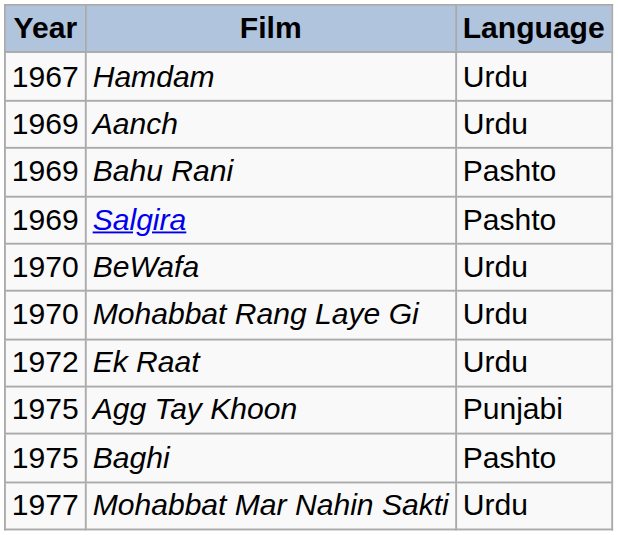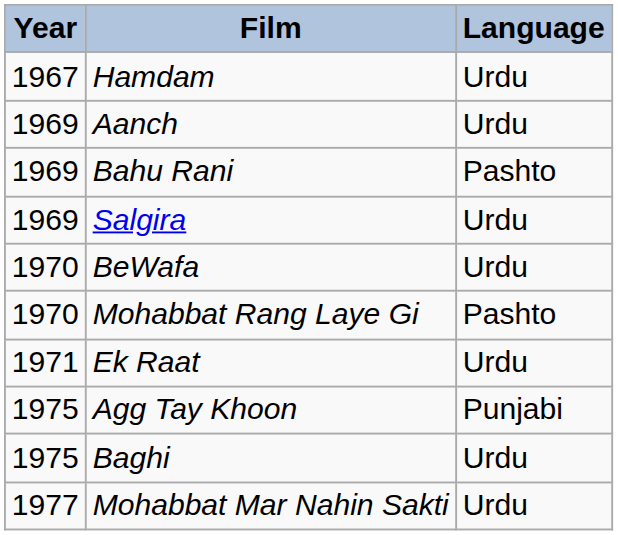(509, 219) Pashto -> (495, 219) Urdu
(495, 314) Urdu -> (509, 314) Pashto
(45, 362) 1972 -> (45, 362) 1971
(509, 457) Pashto -> (495, 457) Urdu
